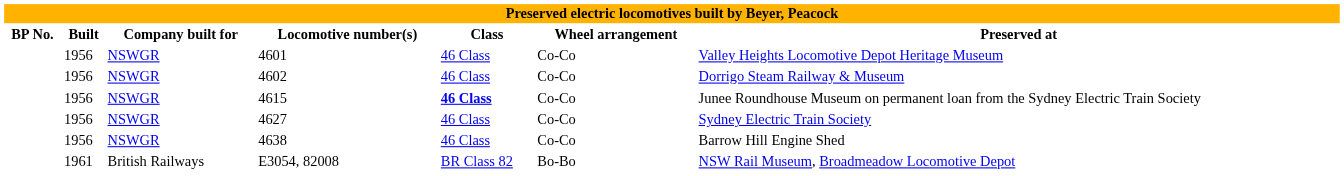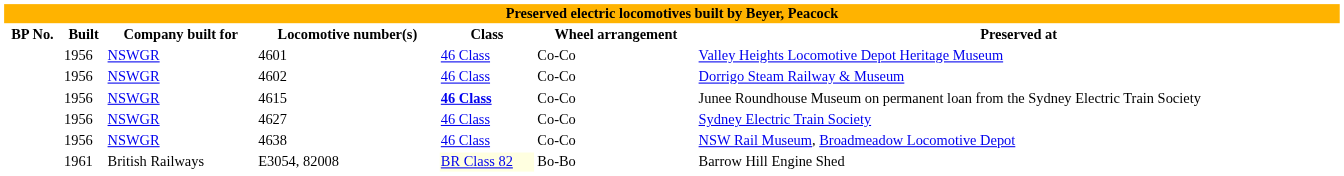(772, 140) Barrow Hill Engine Shed -> (857, 140) NSW Rail Museum, Broadmeadow Locomotive Depot
(477, 162) no background -> (477, 162) lightyellow background
(857, 162) NSW Rail Museum, Broadmeadow Locomotive Depot -> (772, 162) Barrow Hill Engine Shed
